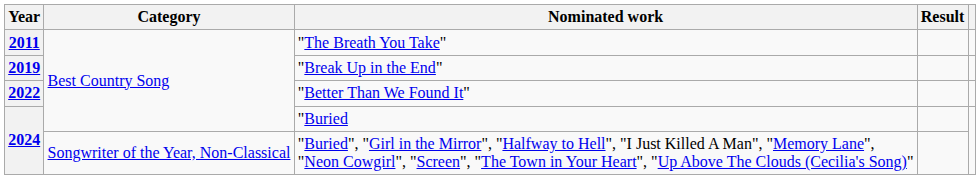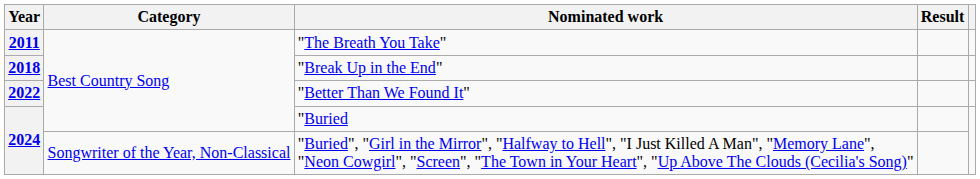(24, 67) 2019 -> (24, 67) 2018
